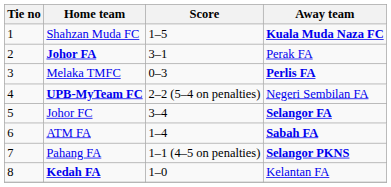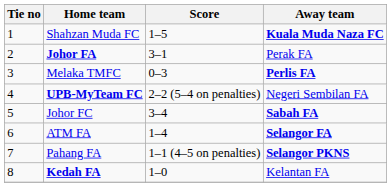(299, 113) Selangor FA -> (292, 113) Sabah FA
(292, 133) Sabah FA -> (299, 133) Selangor FA
